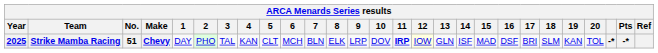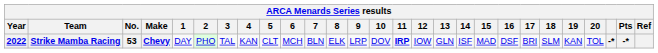(16, 41) 2025 -> (16, 41) 2022
(132, 41) 51 -> (132, 41) 53
(423, 41) lightyellow background -> (423, 41) no background
